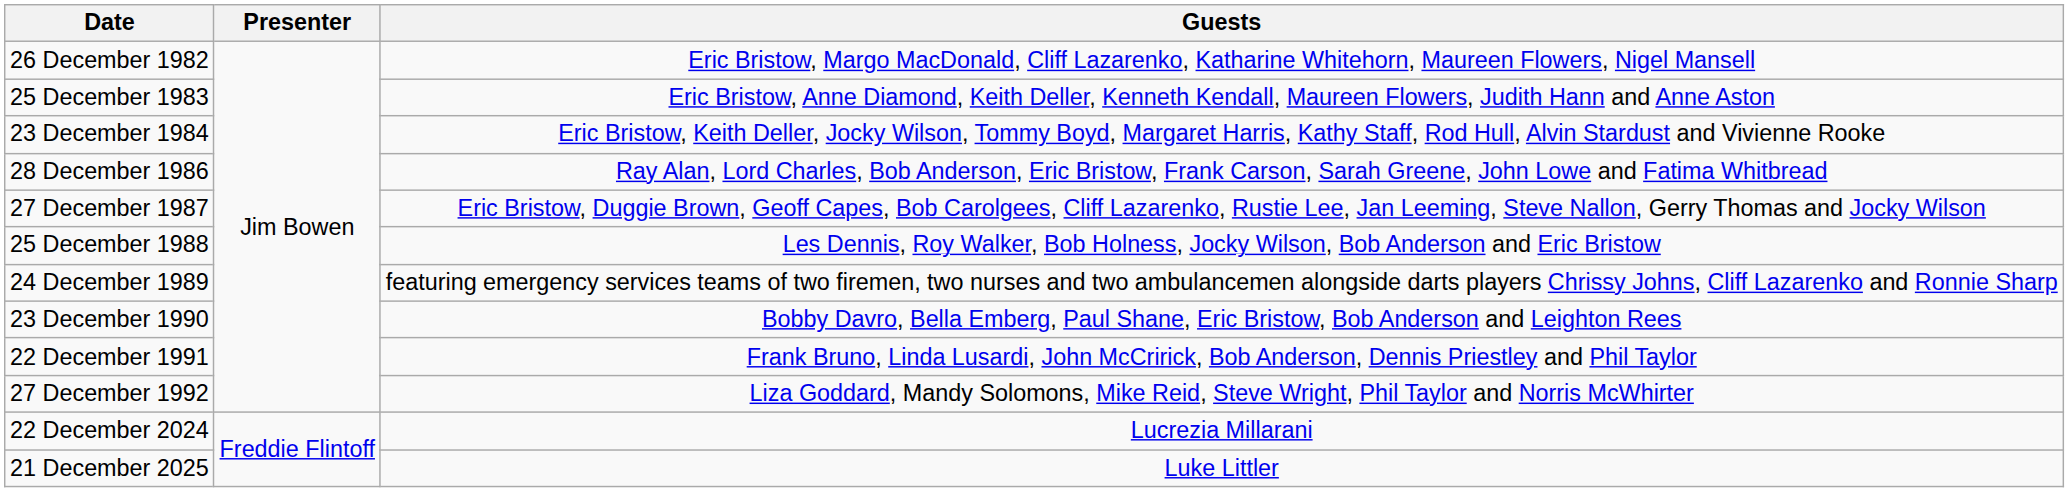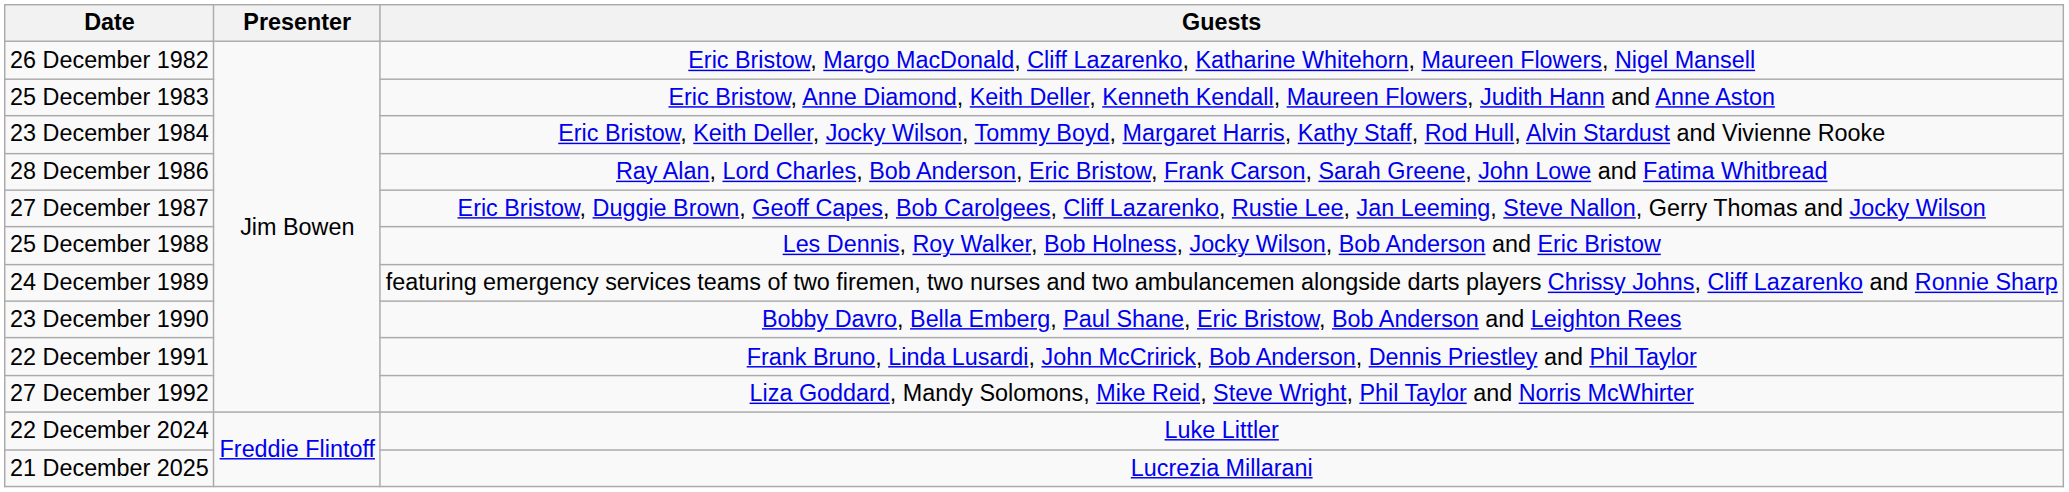(1222, 430) Lucrezia Millarani -> (1222, 430) Luke Littler
(1222, 467) Luke Littler -> (1222, 467) Lucrezia Millarani
